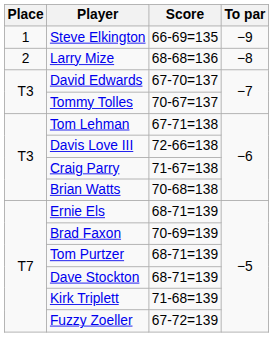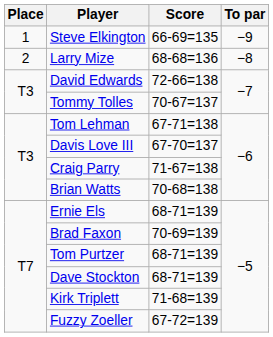(185, 80) 67-70=137 -> (185, 80) 72-66=138
(185, 146) 72-66=138 -> (185, 146) 67-70=137
